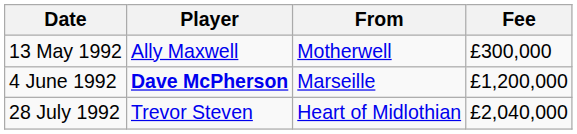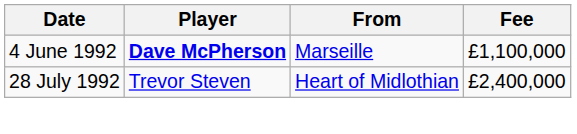- row: (66, 50)
(519, 81) £1,200,000 -> (517, 50) £1,100,000
(519, 112) £2,040,000 -> (517, 81) £2,400,000
